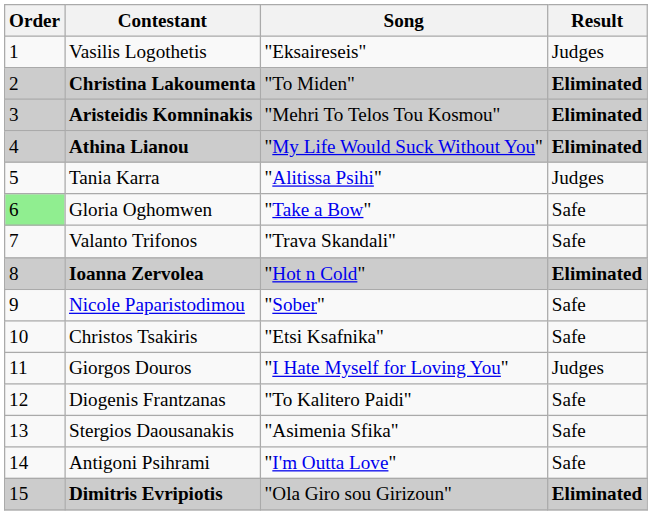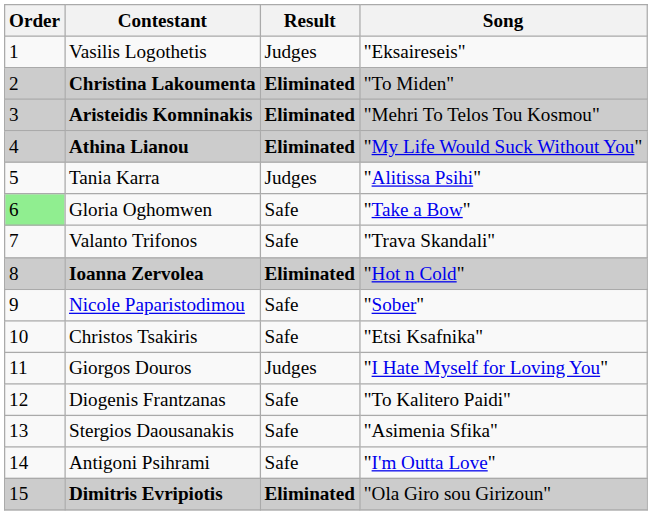columns swapped: (404, 20) <-> (597, 20)
